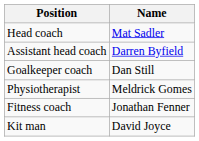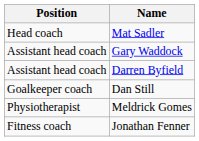+ row: (147, 51)
- row: (141, 126)
